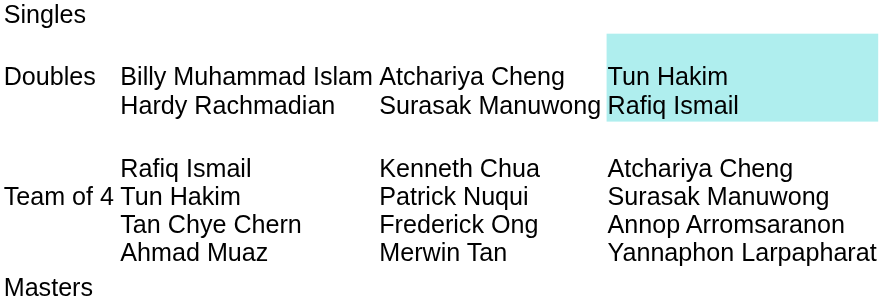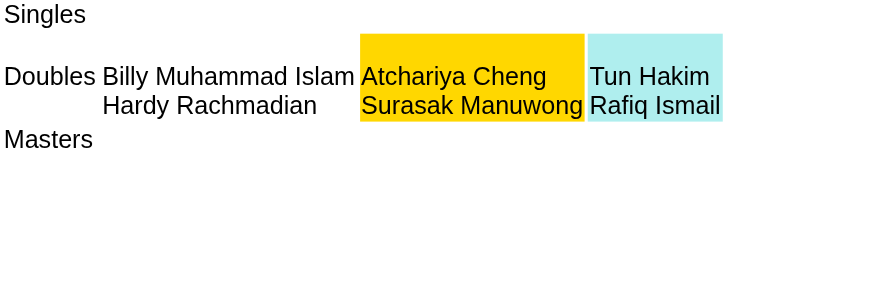(490, 91) no background -> (472, 91) gold background
- row: (59, 196)
